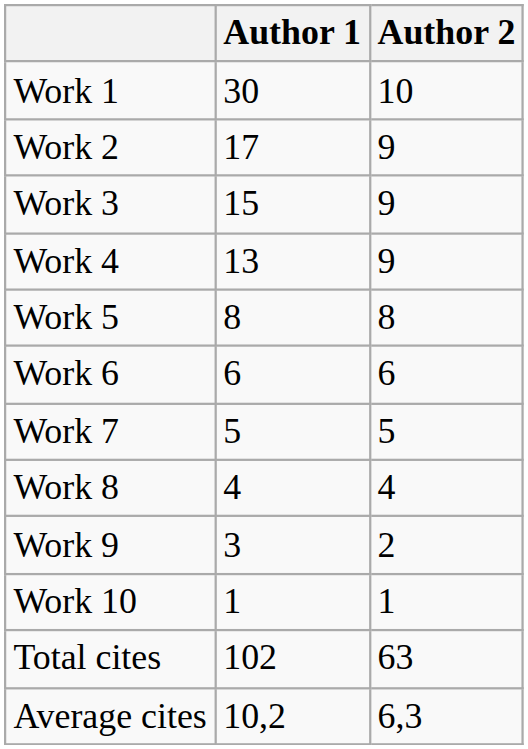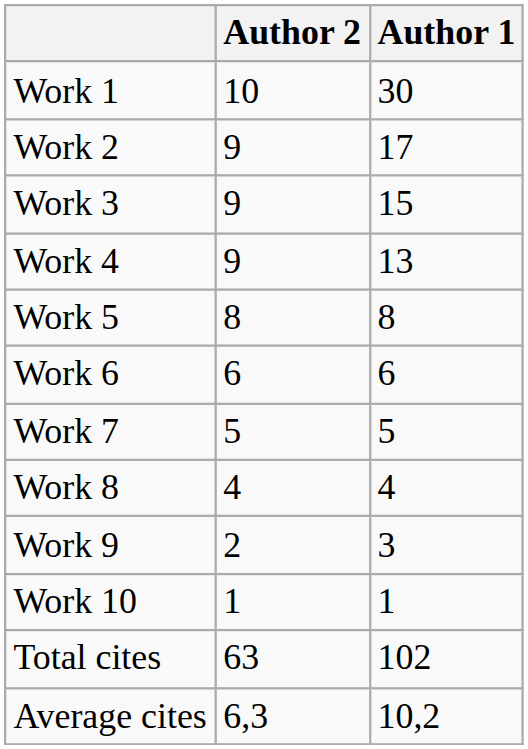columns swapped: (292, 32) <-> (446, 32)
